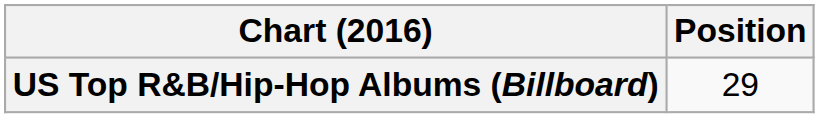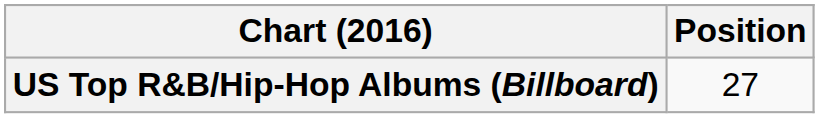(740, 84) 29 -> (740, 84) 27
